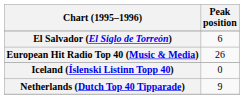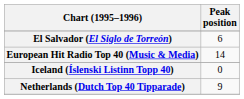(220, 54) 26 -> (220, 54) 14
